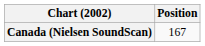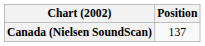(177, 32) 167 -> (177, 32) 137
